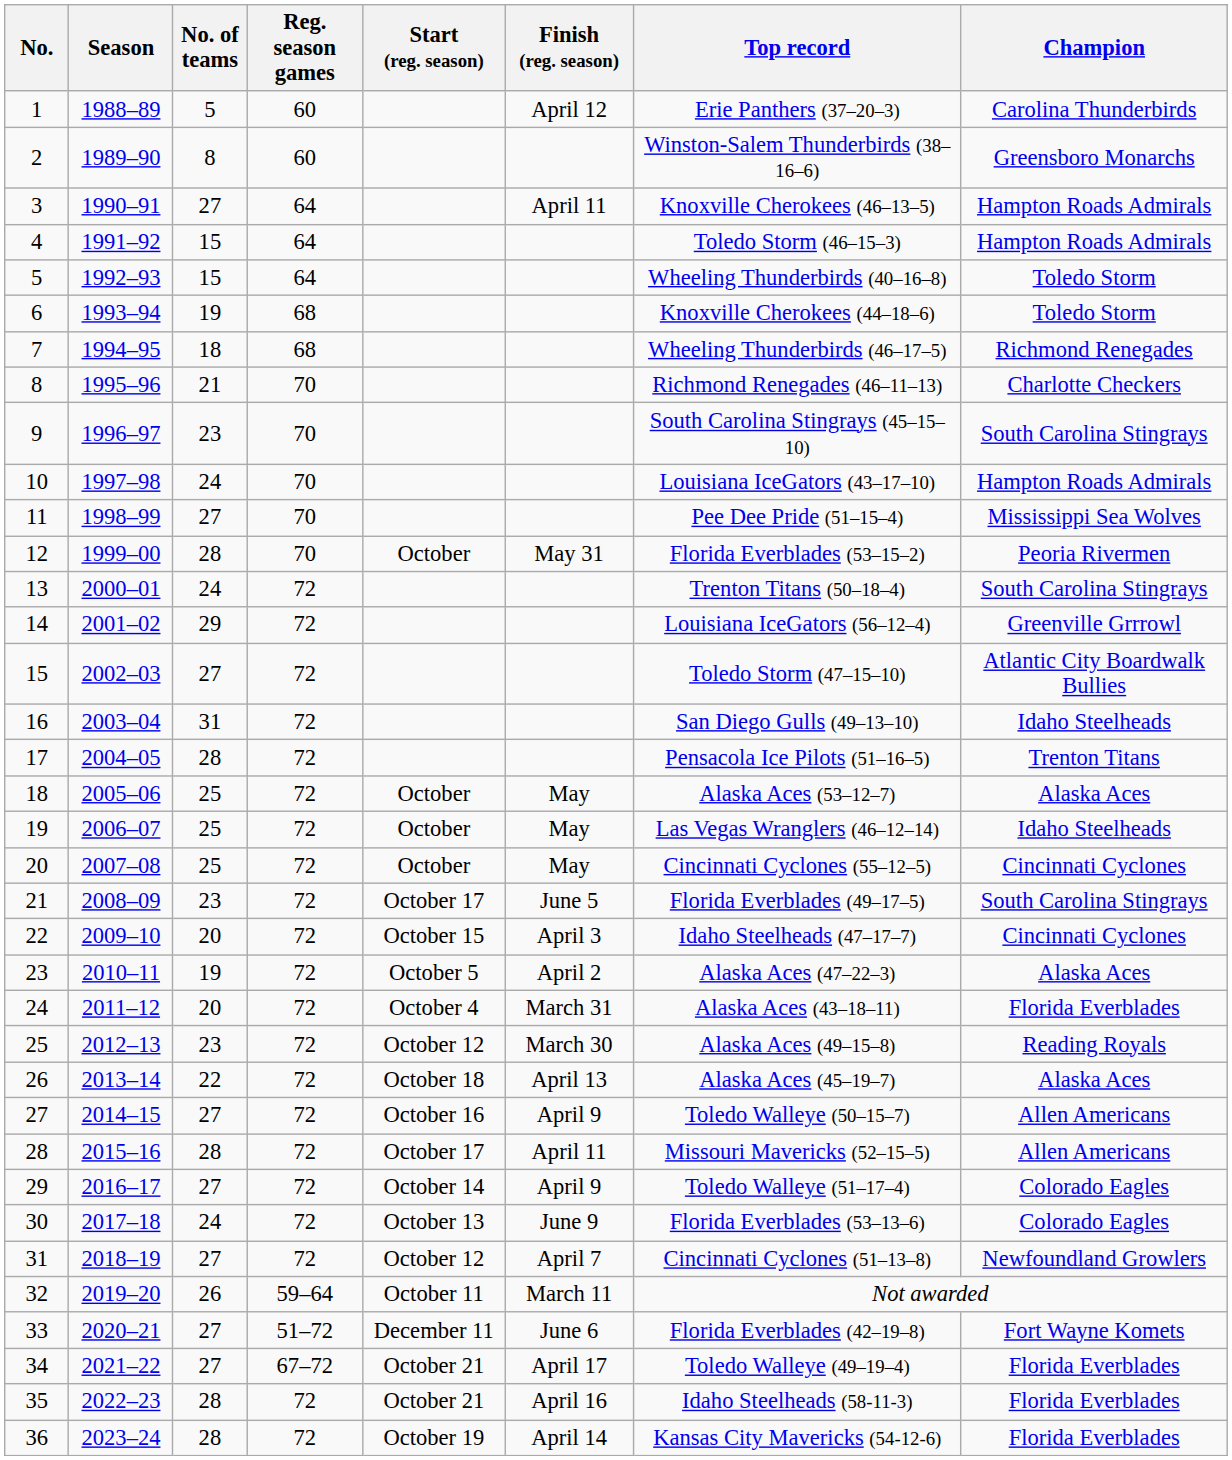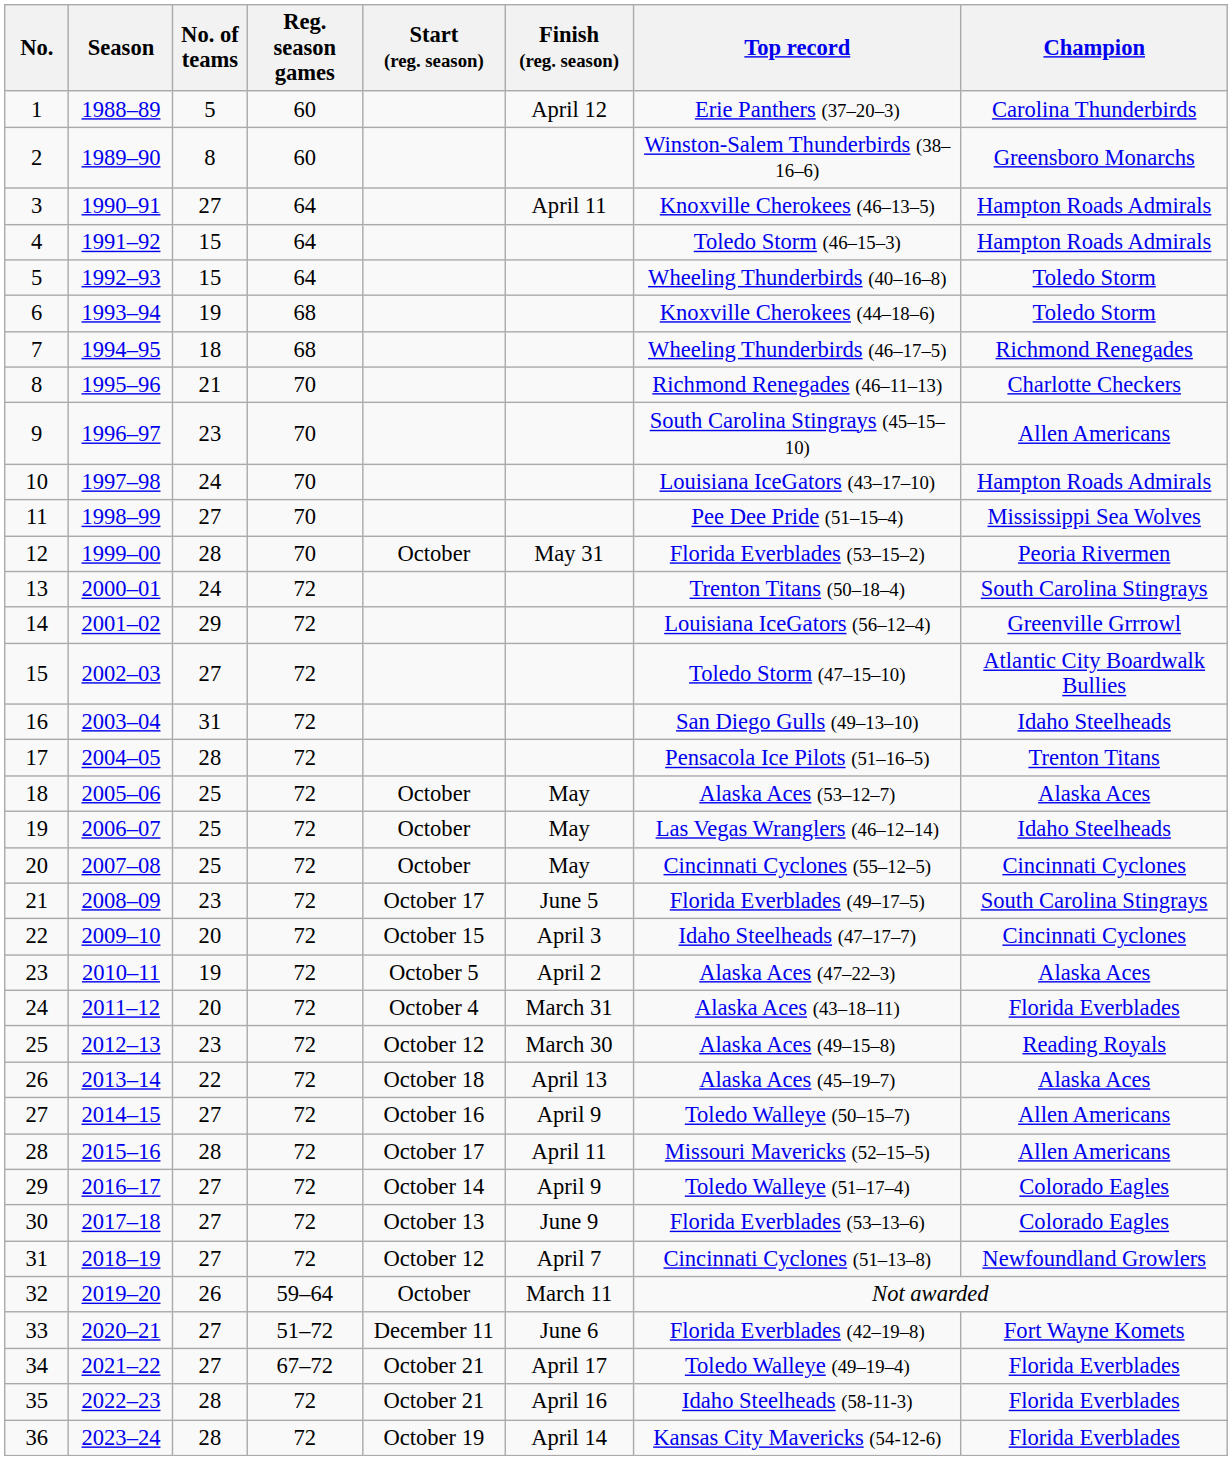(1094, 433) South Carolina Stingrays -> (1094, 433) Allen Americans
(210, 1222) 24 -> (210, 1222) 27
(434, 1294) October 11 -> (434, 1294) October
